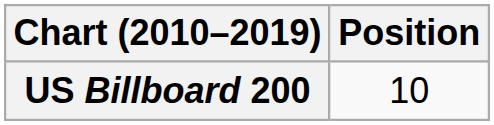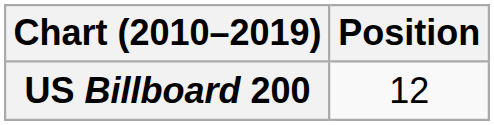(409, 90) 10 -> (409, 90) 12
